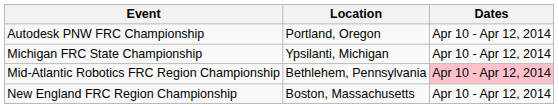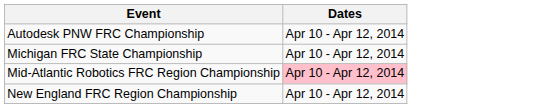- column: (356, 14)
